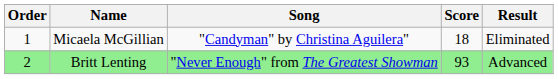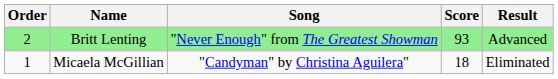rows swapped: (109, 39) <-> (109, 62)
